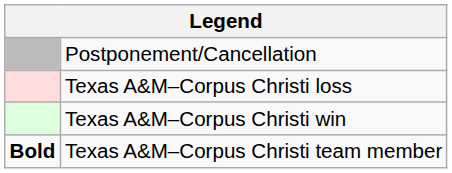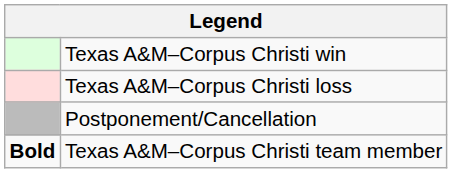rows swapped: (206, 119) <-> (191, 54)
